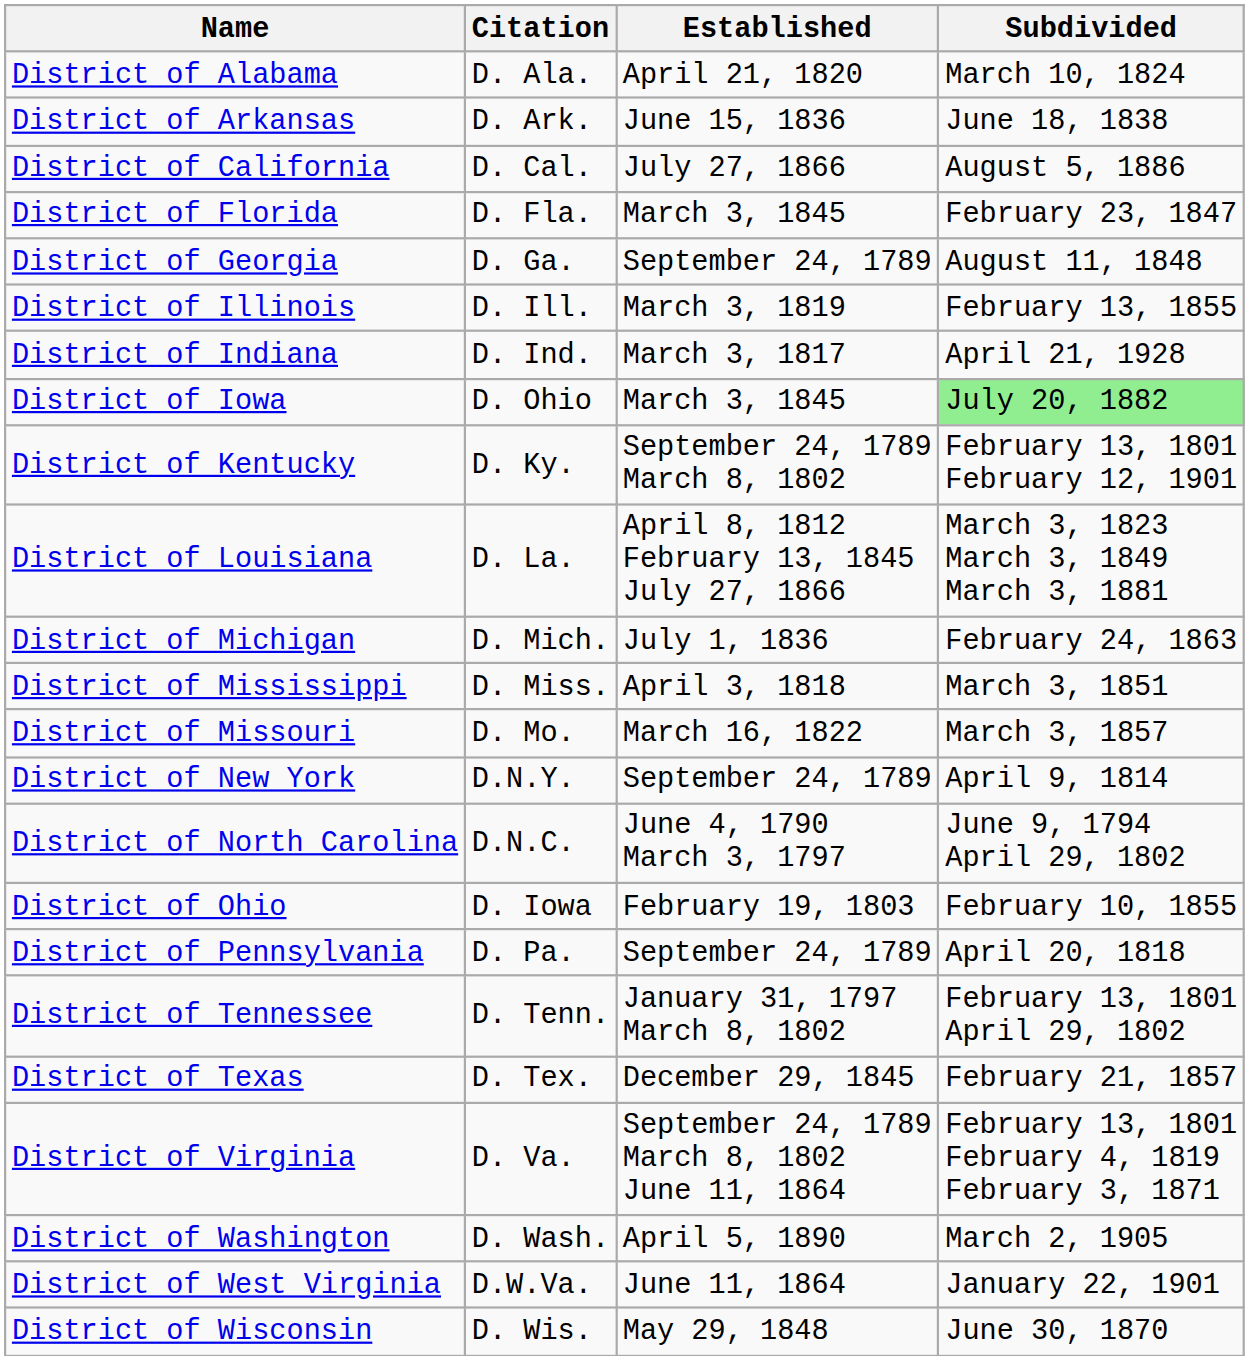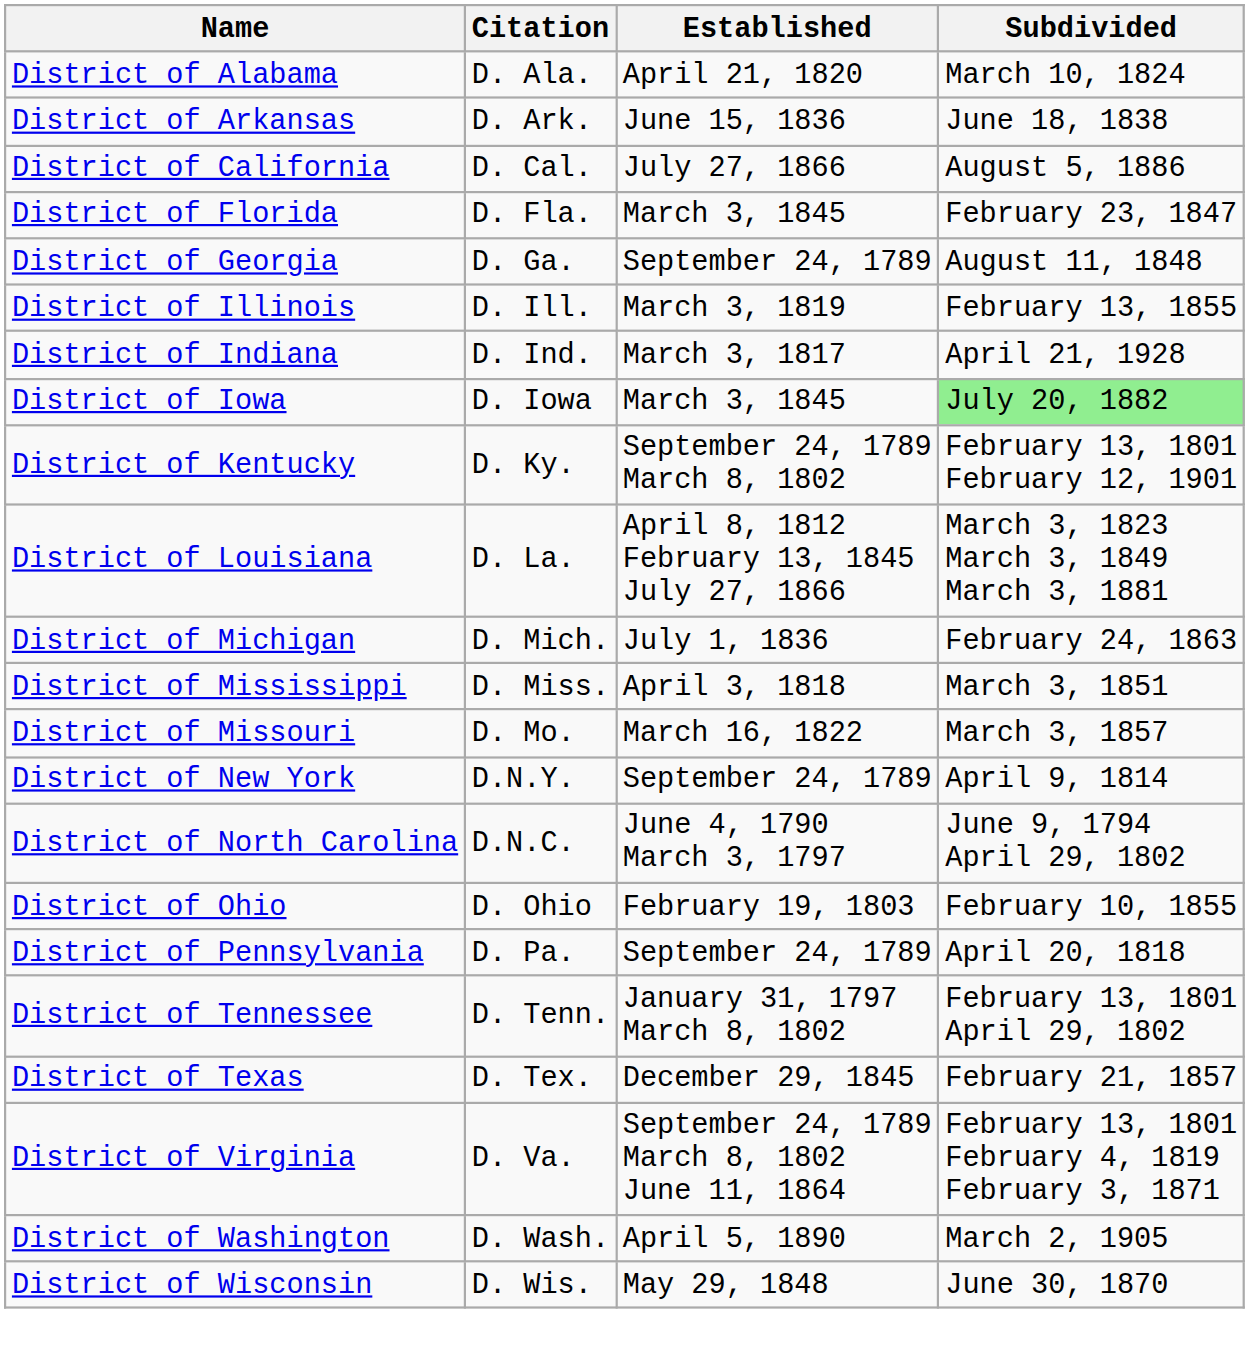(532, 401) D. Ohio -> (532, 401) D. Iowa
(532, 906) D. Iowa -> (532, 906) D. Ohio
- row: (226, 1285)
